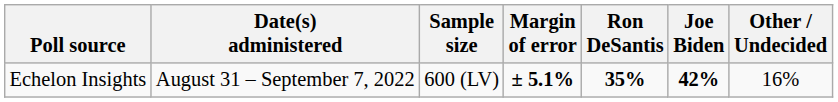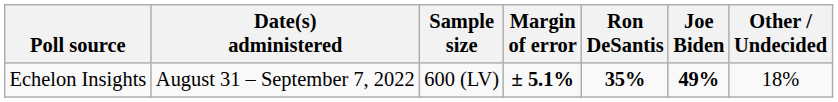(699, 79) 42% -> (699, 79) 49%
(781, 79) 16% -> (781, 79) 18%
